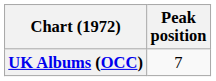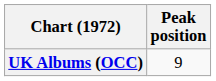(178, 62) 7 -> (178, 62) 9
